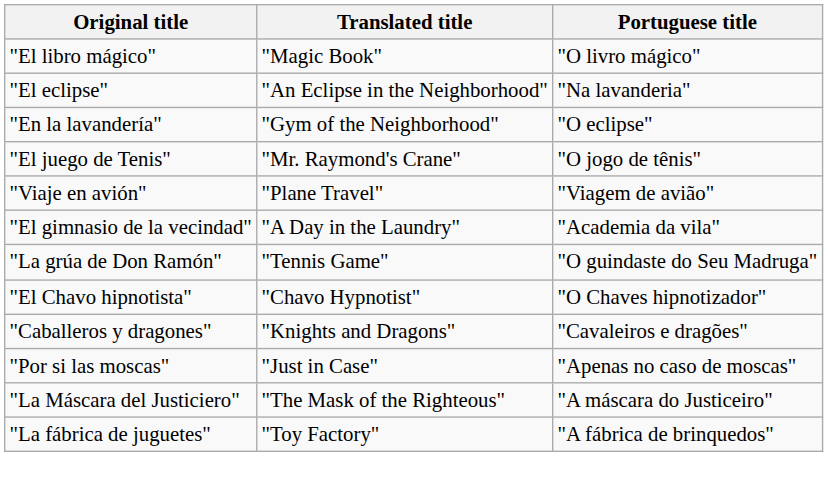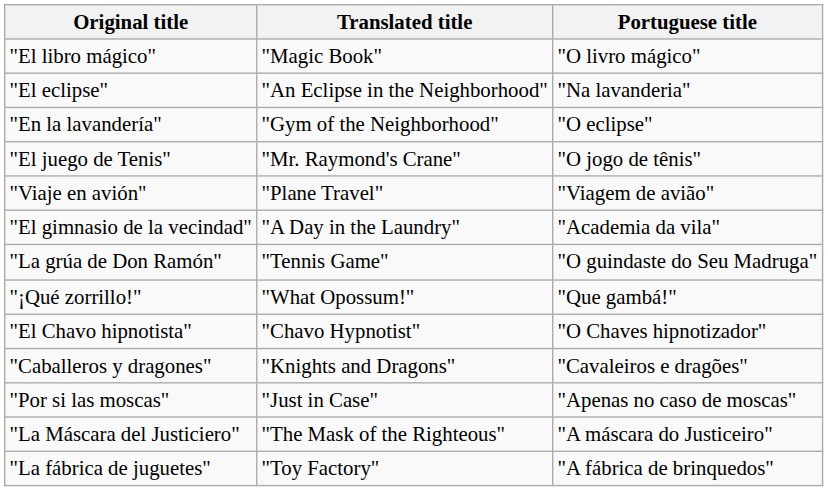+ row: (76, 296)
